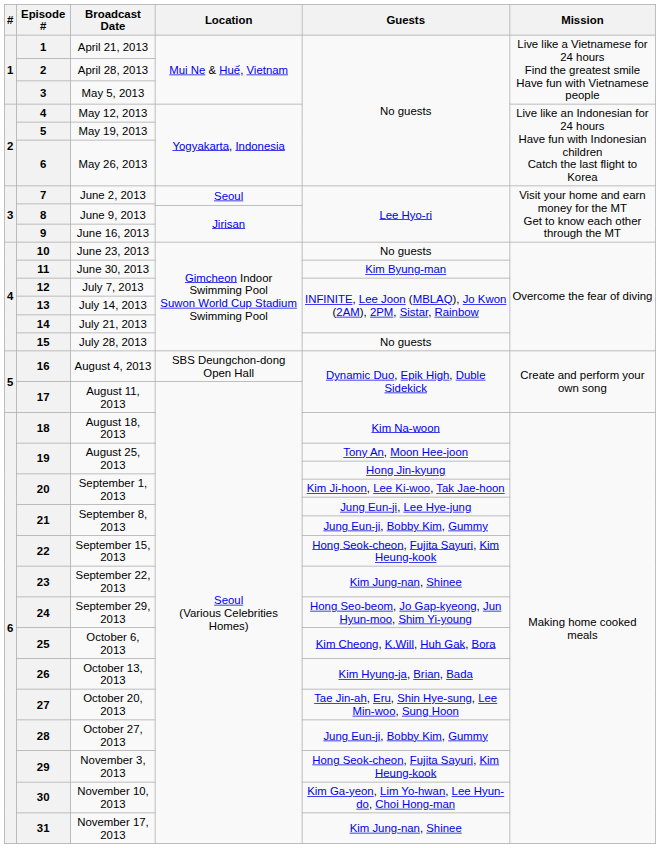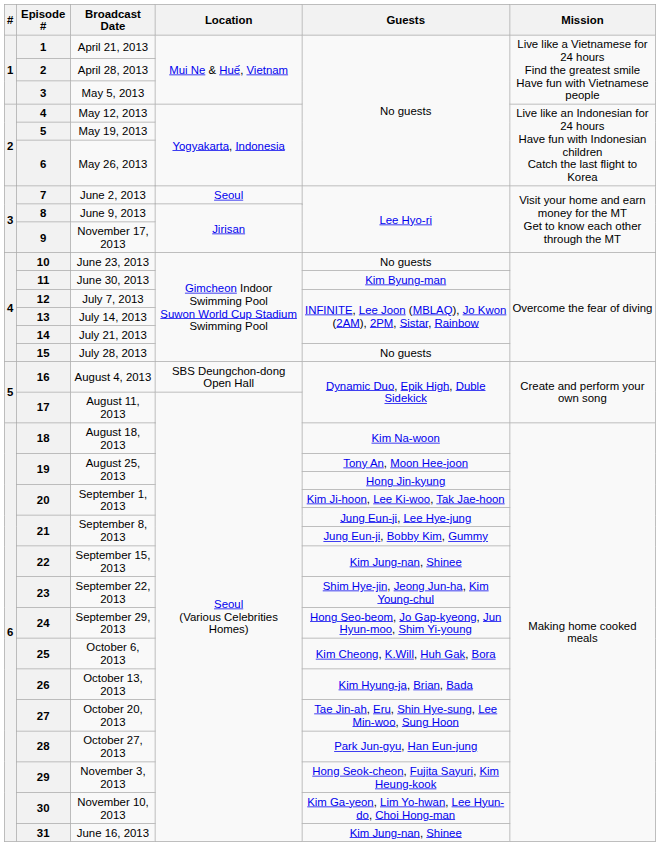(113, 233) June 16, 2013 -> (113, 238) November 17, 2013
(406, 551) Hong Seok-cheon, Fujita Sayuri, Kim Heung-kook -> (406, 562) Kim Jung-nan, Shinee
(406, 582) Kim Jung-nan, Shinee -> (406, 592) Shim Hye-jin, Jeong Jun-ha, Kim Young-chul
(406, 736) Jung Eun-ji, Bobby Kim, Gummy -> (406, 746) Park Jun-gyu, Han Eun-jung
(113, 828) November 17, 2013 -> (113, 832) June 16, 2013
